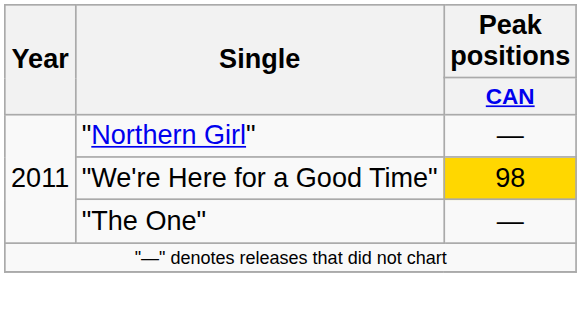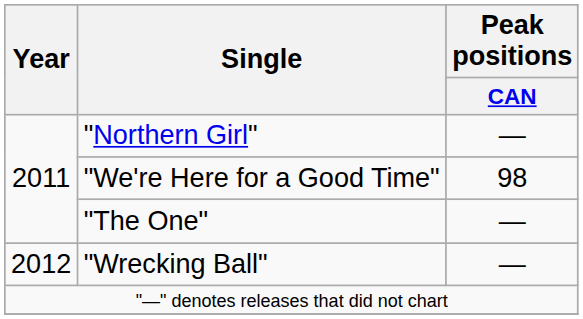(510, 178) gold background -> (512, 178) no background
+ row: (176, 263)
